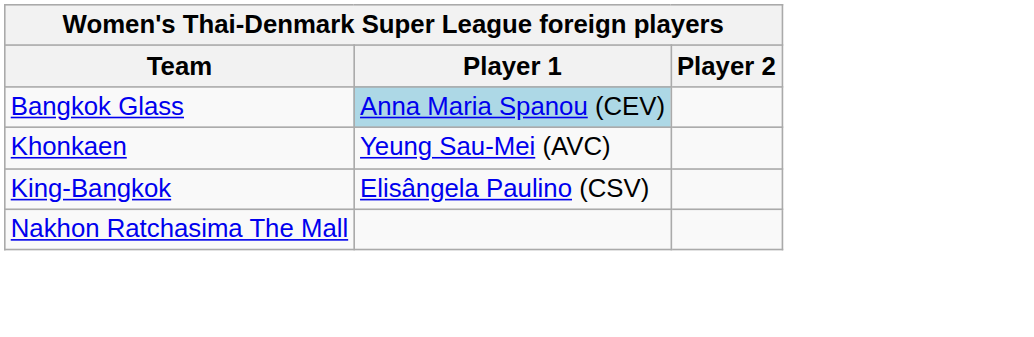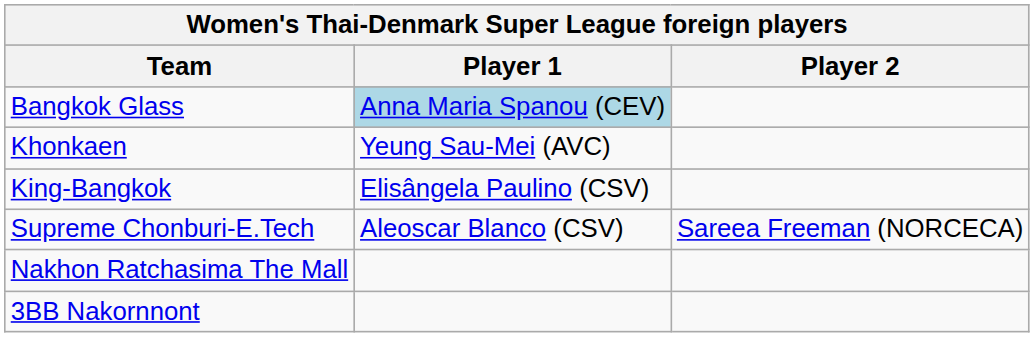+ row: (163, 229)
+ row: (105, 310)
